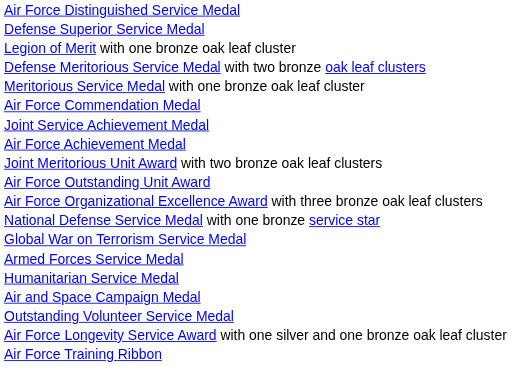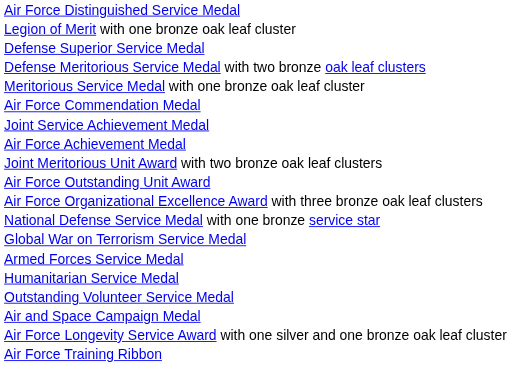rows swapped: (104, 29) <-> (150, 48)
rows swapped: (119, 316) <-> (102, 297)
